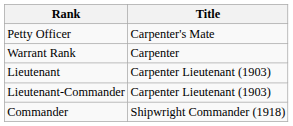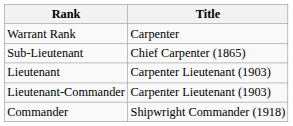- row: (39, 33)
+ row: (45, 53)
